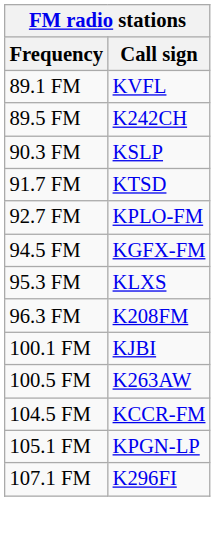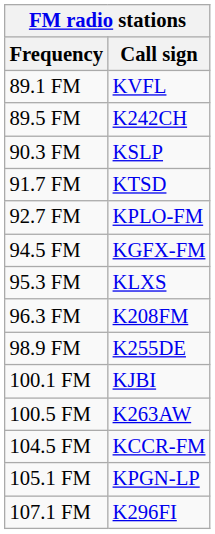+ row: (45, 348)
